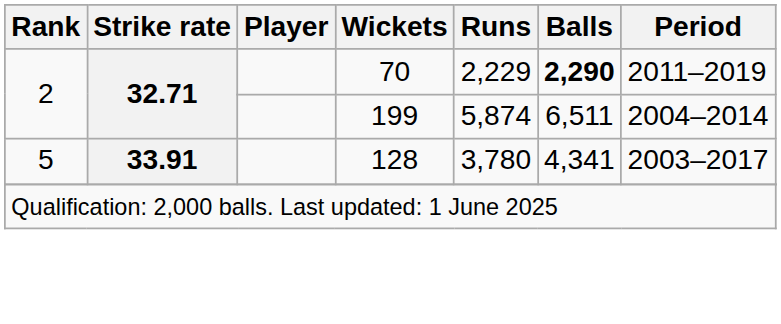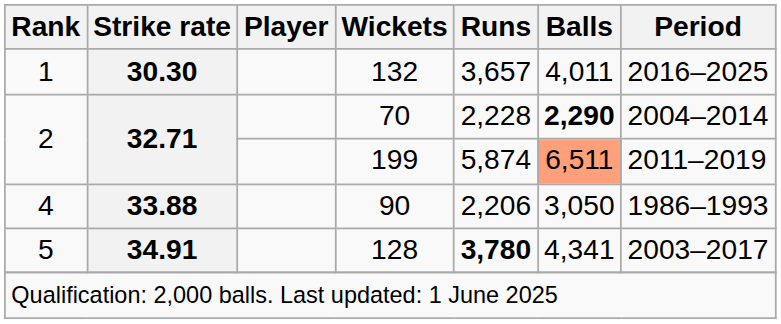+ row: (395, 71)
(496, 71) 2,229 -> (496, 116) 2,228
(697, 71) 2011–2019 -> (698, 116) 2004–2014
(579, 116) no background -> (579, 160) lightsalmon background
(698, 116) 2004–2014 -> (697, 160) 2011–2019
+ row: (395, 205)
(162, 160) 33.91 -> (162, 250) 34.91
(496, 160) normal -> (496, 250) bold
